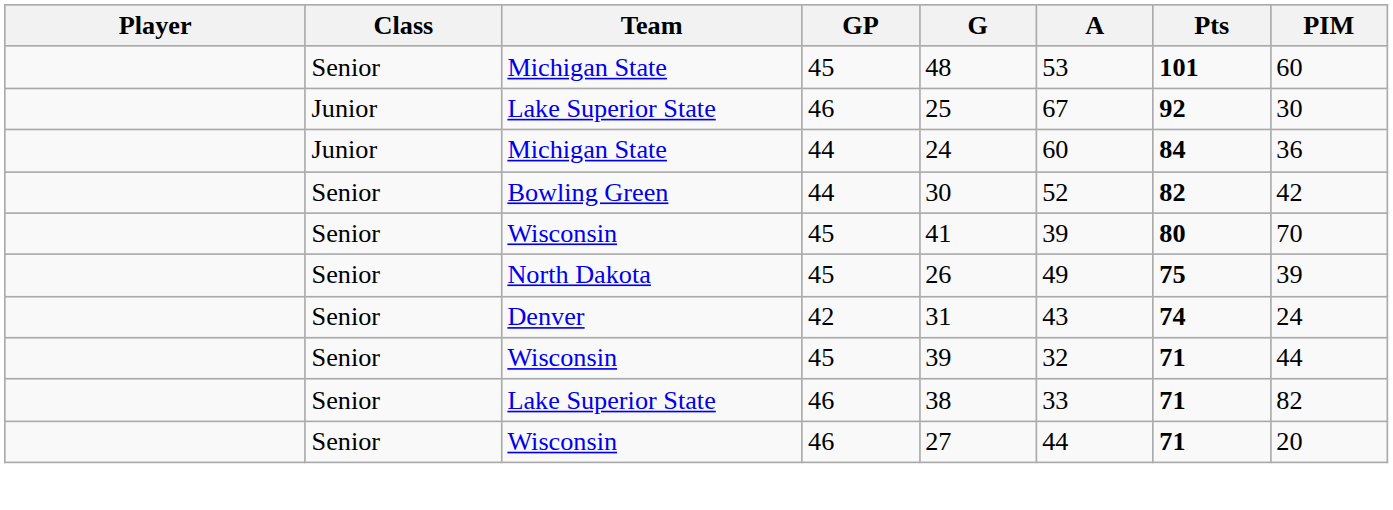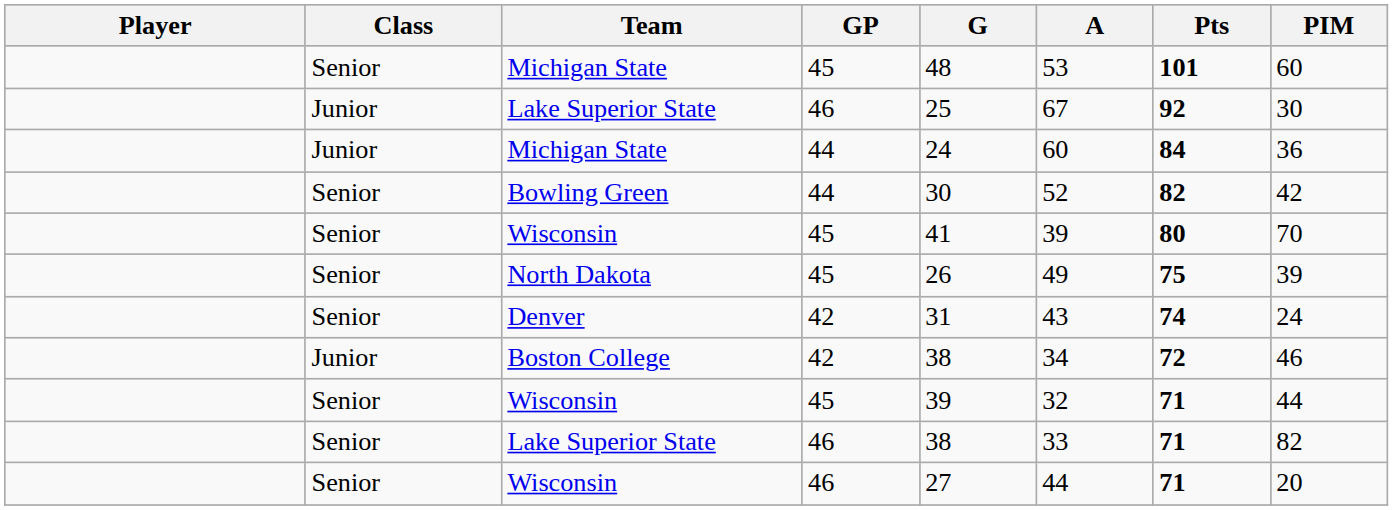+ row: (344, 358)
